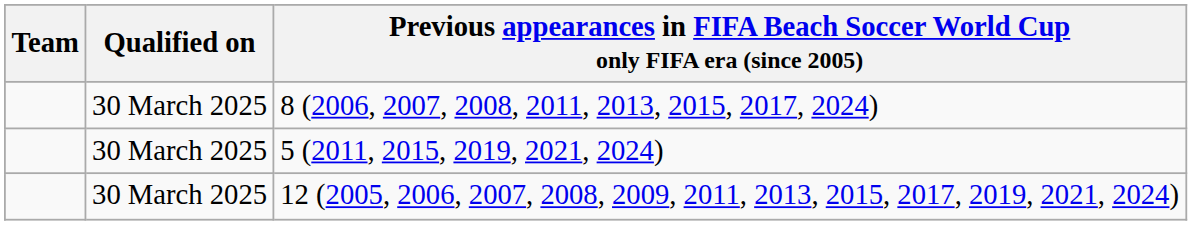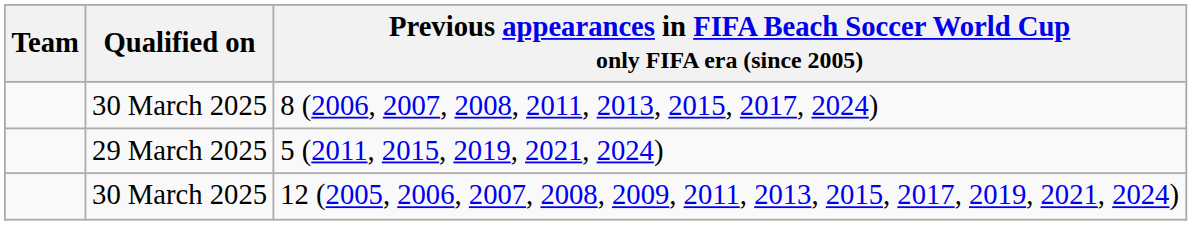(180, 150) 30 March 2025 -> (180, 150) 29 March 2025
